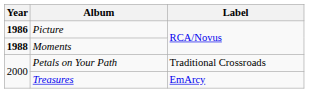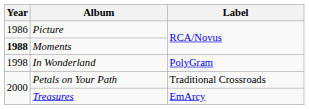(17, 29) bold -> (17, 29) normal
+ row: (64, 63)
